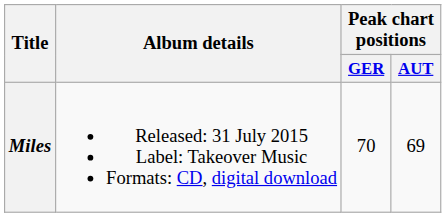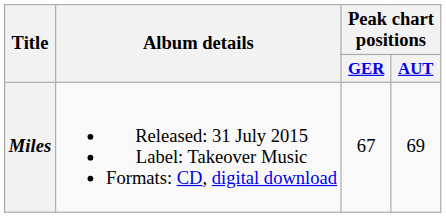(366, 146) 70 -> (366, 146) 67
